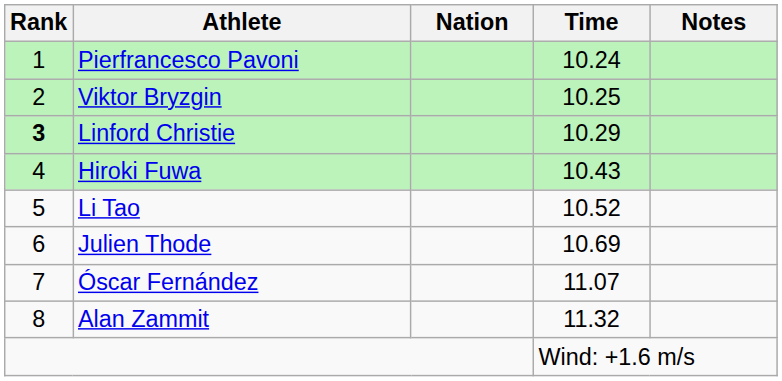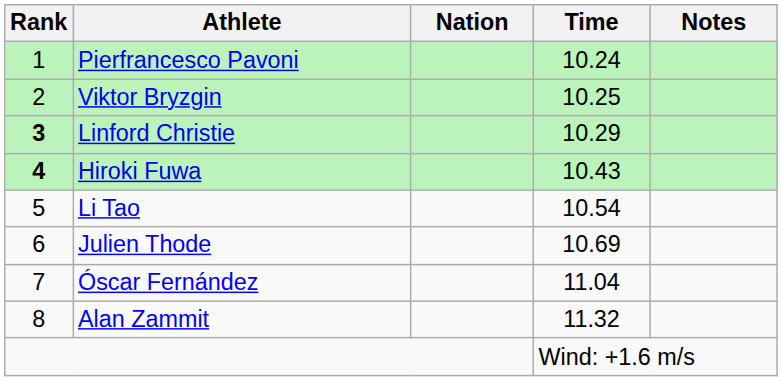(39, 171) normal -> (39, 171) bold
(592, 208) 10.52 -> (592, 208) 10.54
(592, 282) 11.07 -> (592, 282) 11.04
